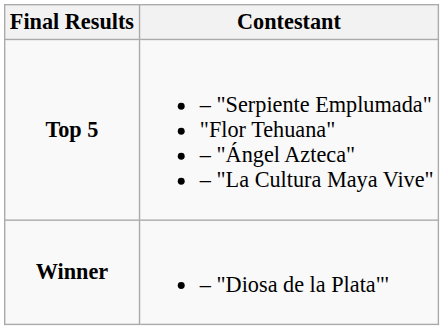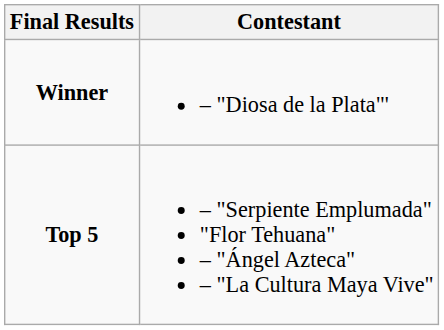rows swapped: (72, 271) <-> (72, 129)
